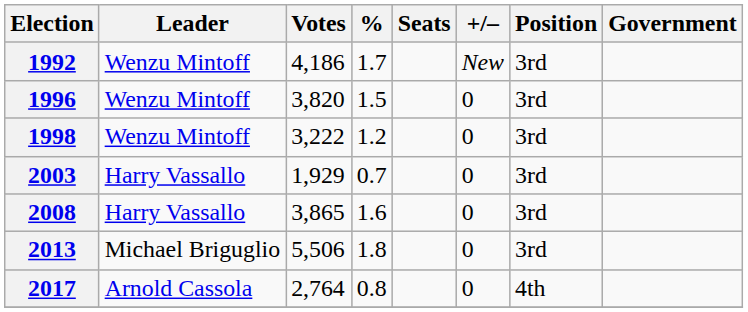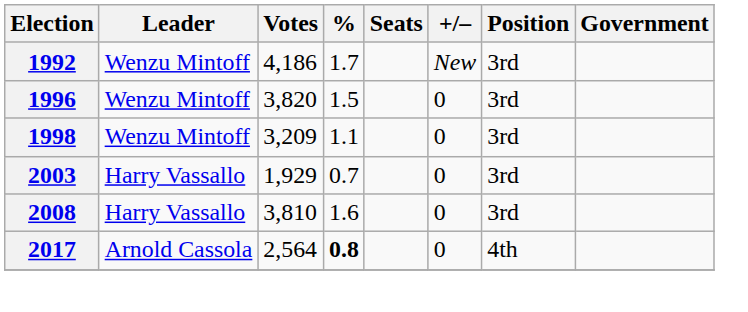(318, 136) 3,222 -> (290, 136) 3,209
(372, 136) 1.2 -> (344, 136) 1.1
(318, 212) 3,865 -> (290, 212) 3,810
- row: (52, 250)
(318, 288) 2,764 -> (290, 250) 2,564
(372, 288) normal -> (344, 250) bold
